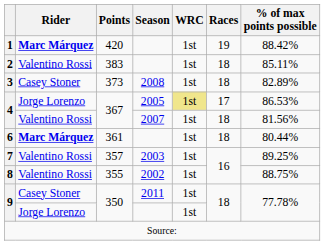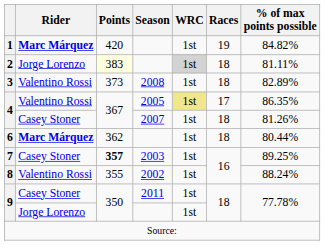(280, 45) 88.42% -> (280, 45) 84.82%
(55, 63) Valentino Rossi -> (52, 63) Jorge Lorenzo
(114, 63) no background -> (114, 63) lightyellow background
(189, 63) no background -> (189, 63) lightgrey background
(280, 63) 85.11% -> (280, 63) 81.11%
(49, 82) Casey Stoner -> (55, 82) Valentino Rossi
(52, 100) Jorge Lorenzo -> (55, 100) Valentino Rossi
(280, 100) 86.53% -> (280, 100) 86.35%
(55, 119) Valentino Rossi -> (49, 119) Casey Stoner
(280, 119) 81.56% -> (280, 119) 81.26%
(114, 138) 361 -> (114, 138) 362
(55, 156) Valentino Rossi -> (49, 156) Casey Stoner
(114, 156) normal -> (114, 156) bold
(280, 175) 88.75% -> (280, 175) 88.24%
